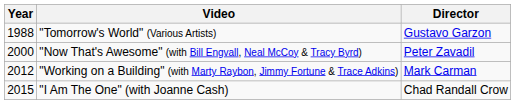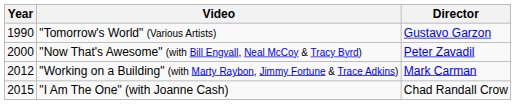(20, 33) 1988 -> (20, 33) 1990
